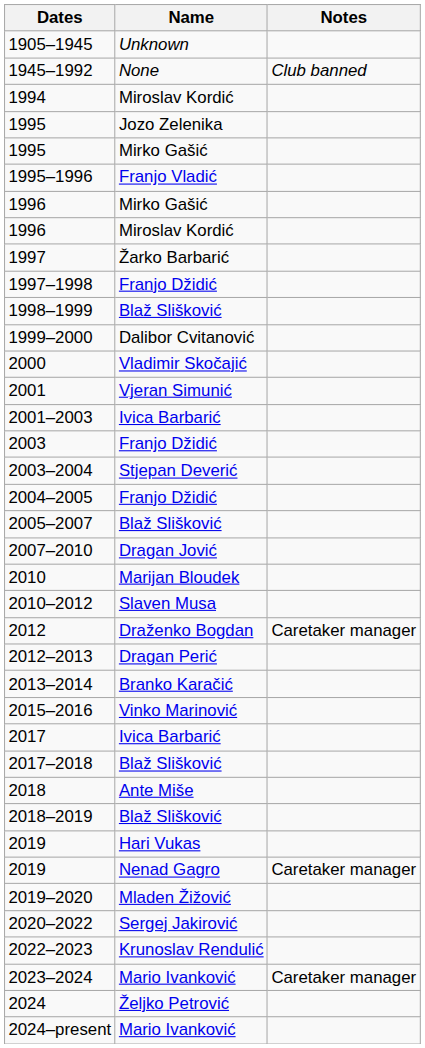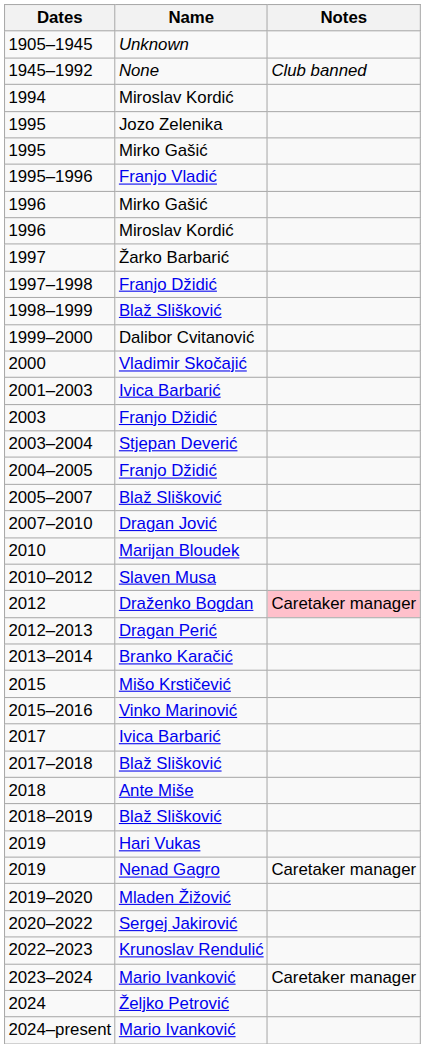- row: (27, 390)
(344, 630) no background -> (344, 603) pink background
+ row: (27, 683)
